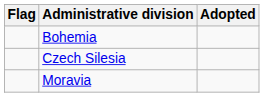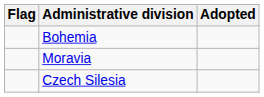rows swapped: (67, 80) <-> (84, 59)
